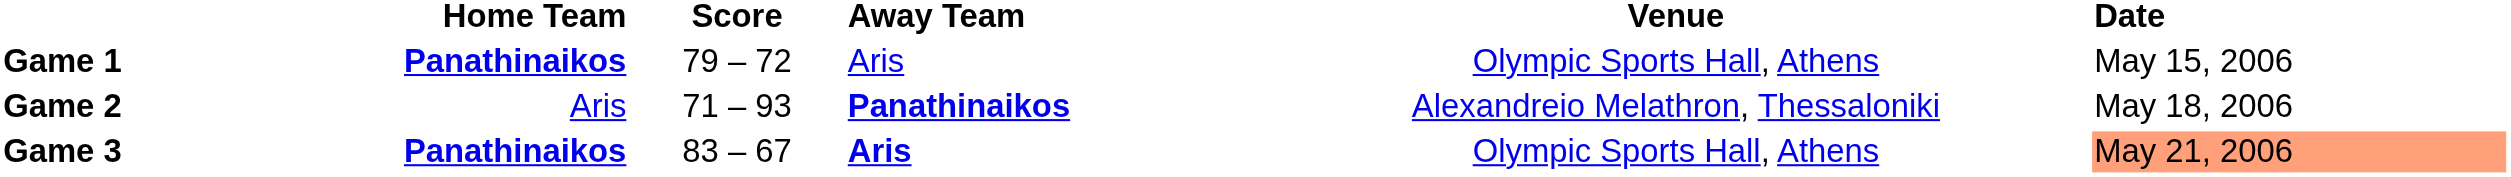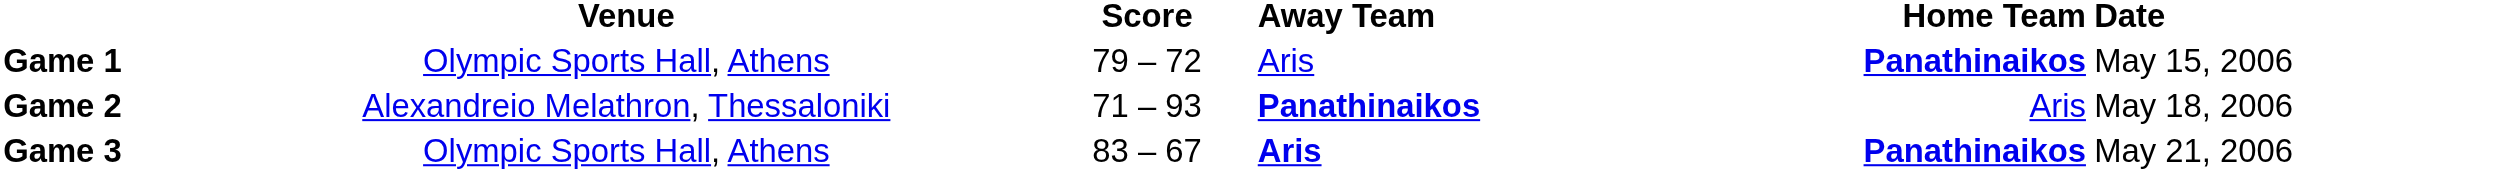columns swapped: (535, 16) <-> (1676, 16)
(2194, 151) lightsalmon background -> (2194, 151) no background
